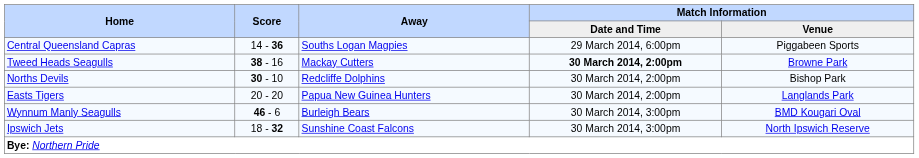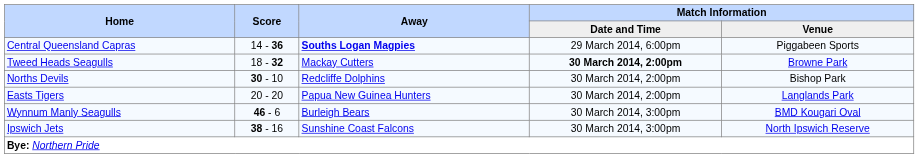(355, 46) normal -> (358, 46) bold
(267, 62) 38 - 16 -> (267, 62) 18 - 32
(267, 129) 18 - 32 -> (267, 129) 38 - 16
